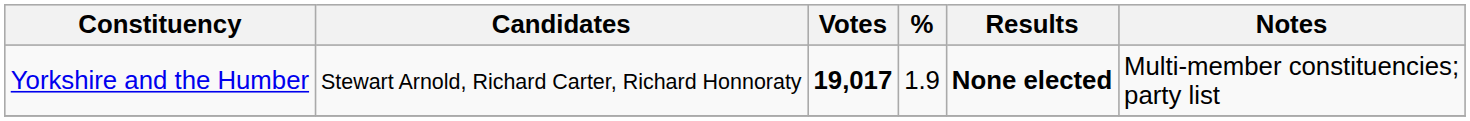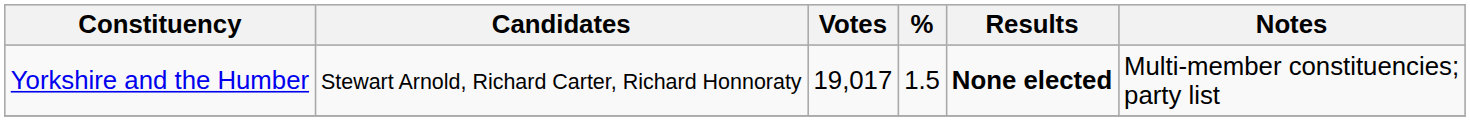(853, 80) bold -> (853, 80) normal
(922, 80) 1.9 -> (922, 80) 1.5
